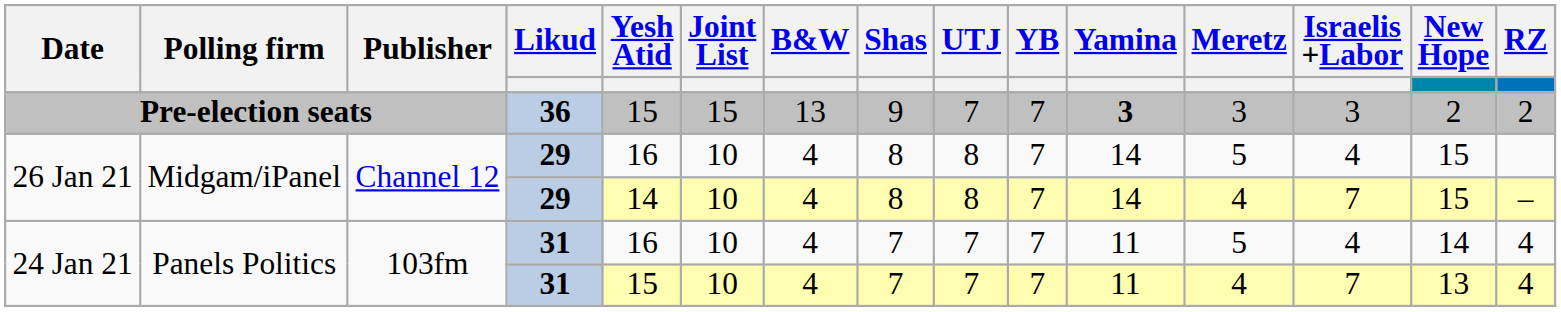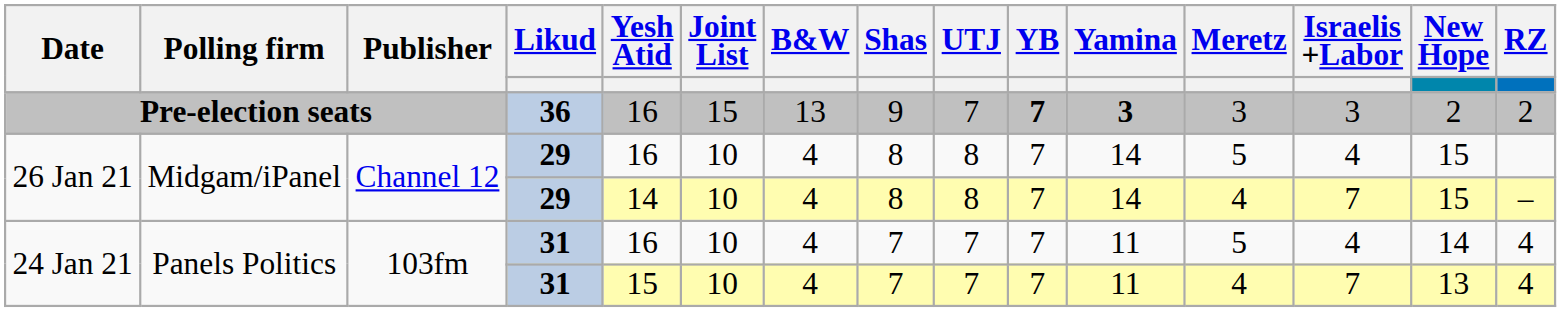(642, 112) 15 -> (642, 112) 16
(1037, 112) normal -> (1037, 112) bold
